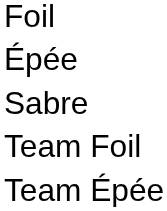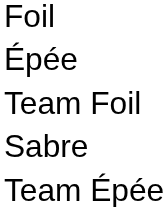rows swapped: (46, 103) <-> (73, 146)
